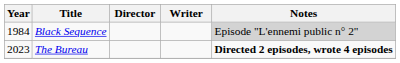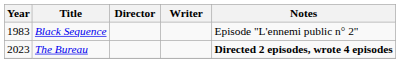(18, 31) 1984 -> (18, 31) 1983
(287, 31) lightgrey background -> (287, 31) no background
